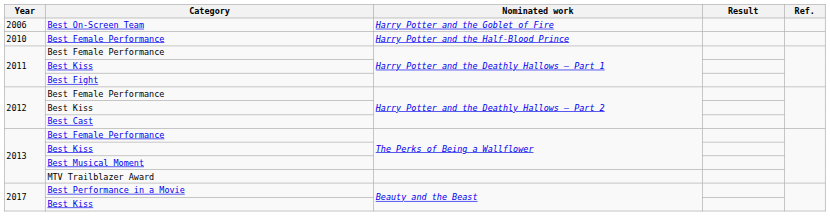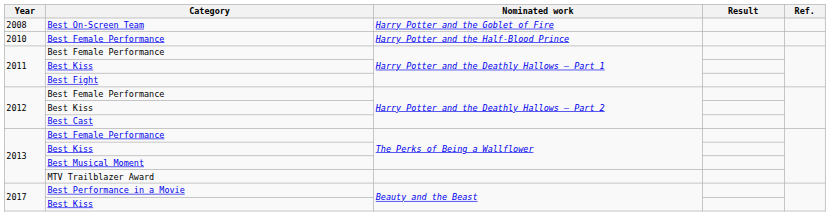(17, 25) 2006 -> (17, 25) 2008
